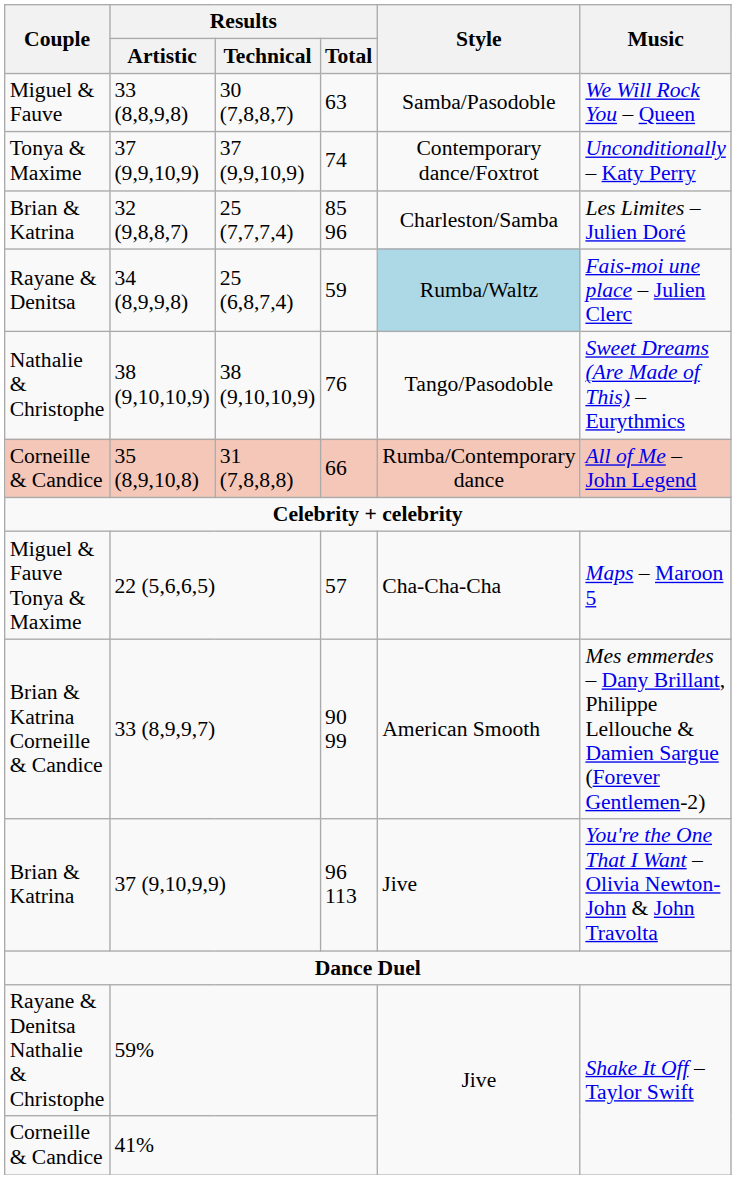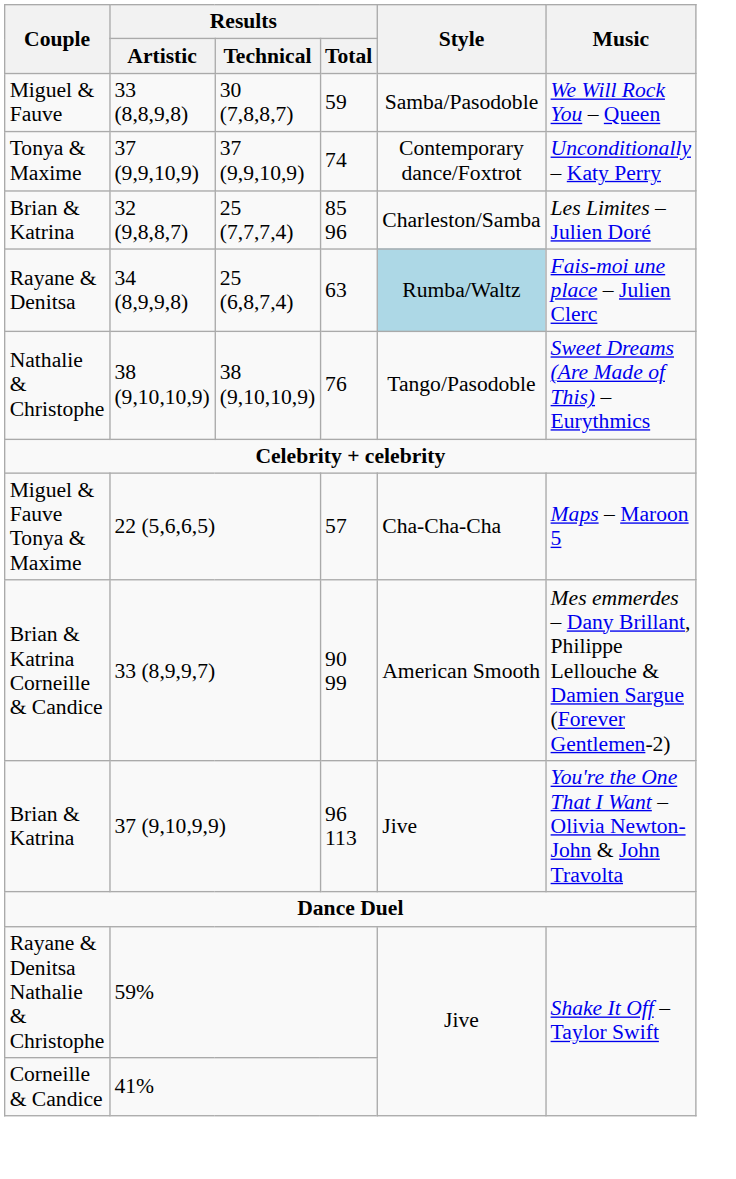(336, 102) 63 -> (336, 102) 59
(336, 290) 59 -> (336, 290) 63
- row: (157, 467)
